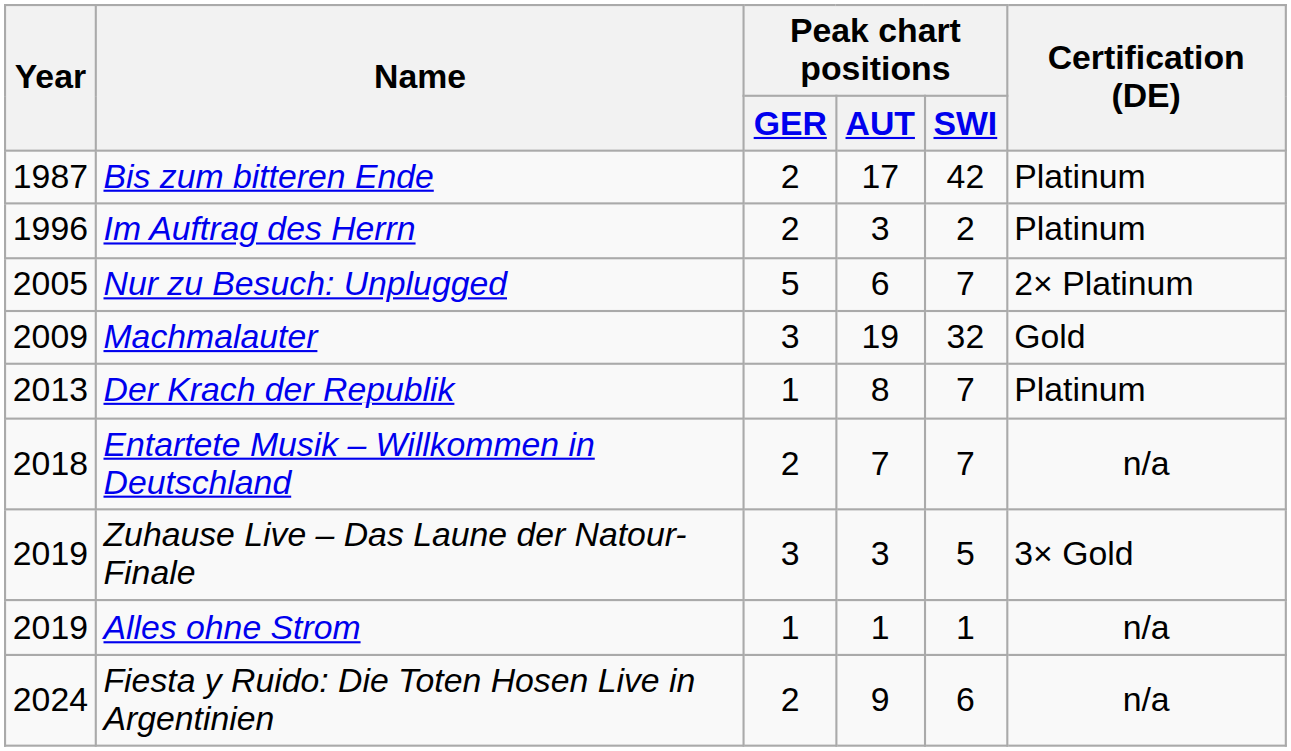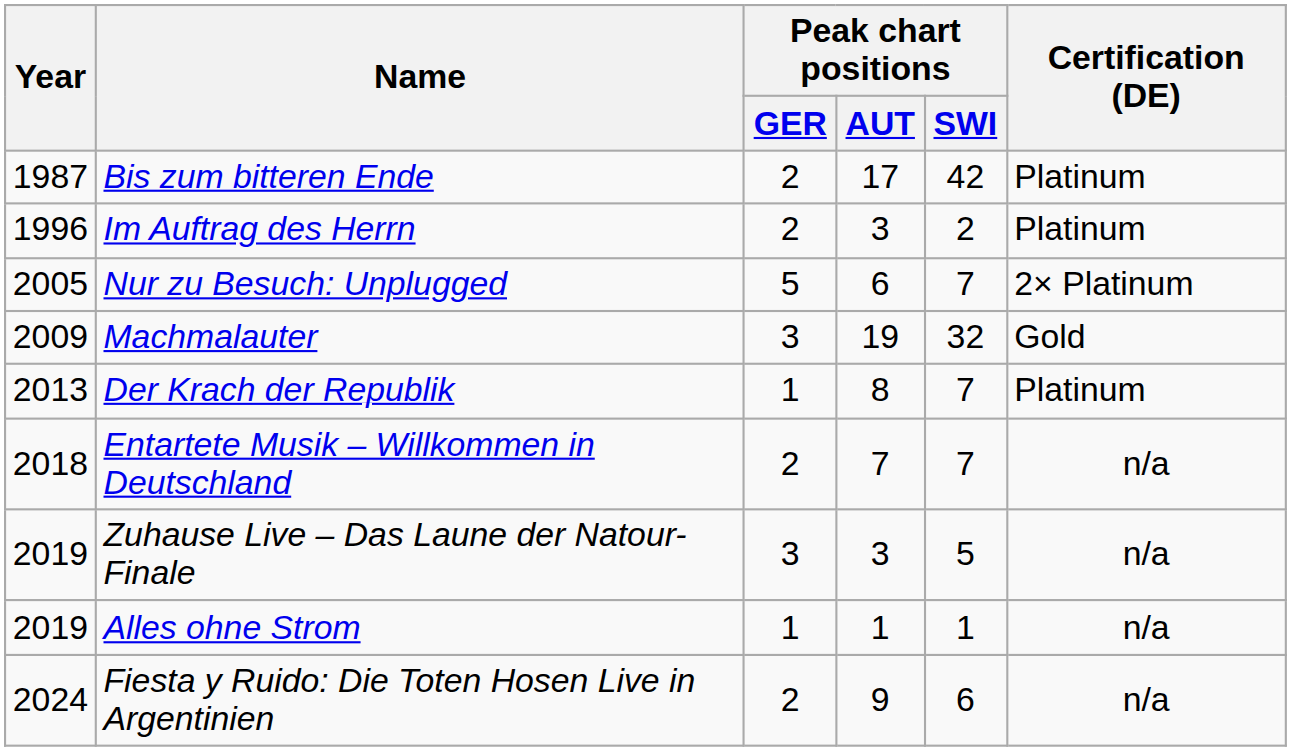(1074, 554) 3× Gold -> (1146, 554) n/a
